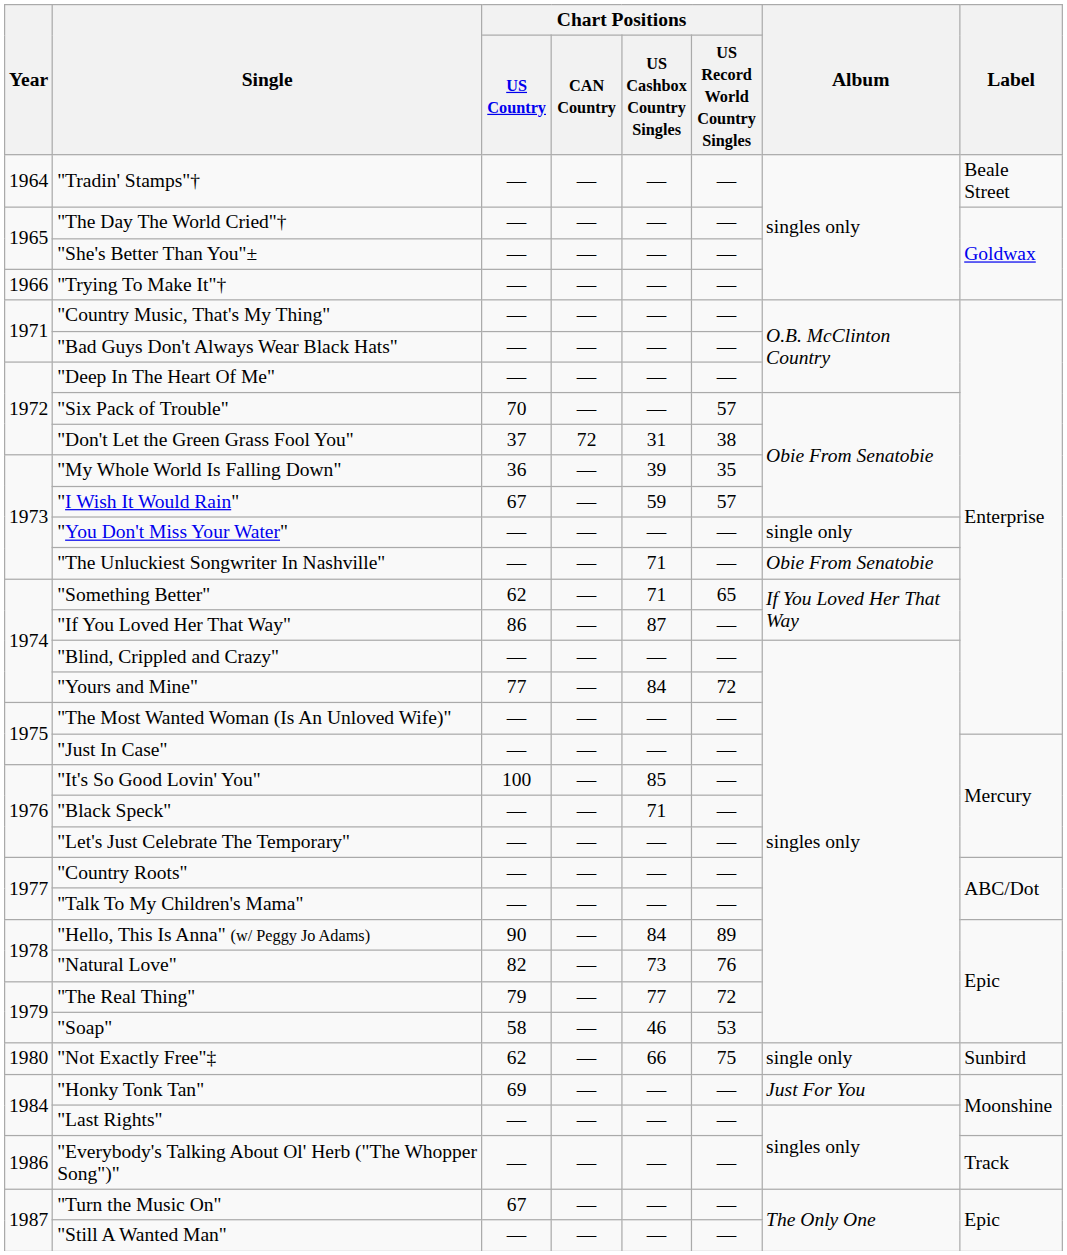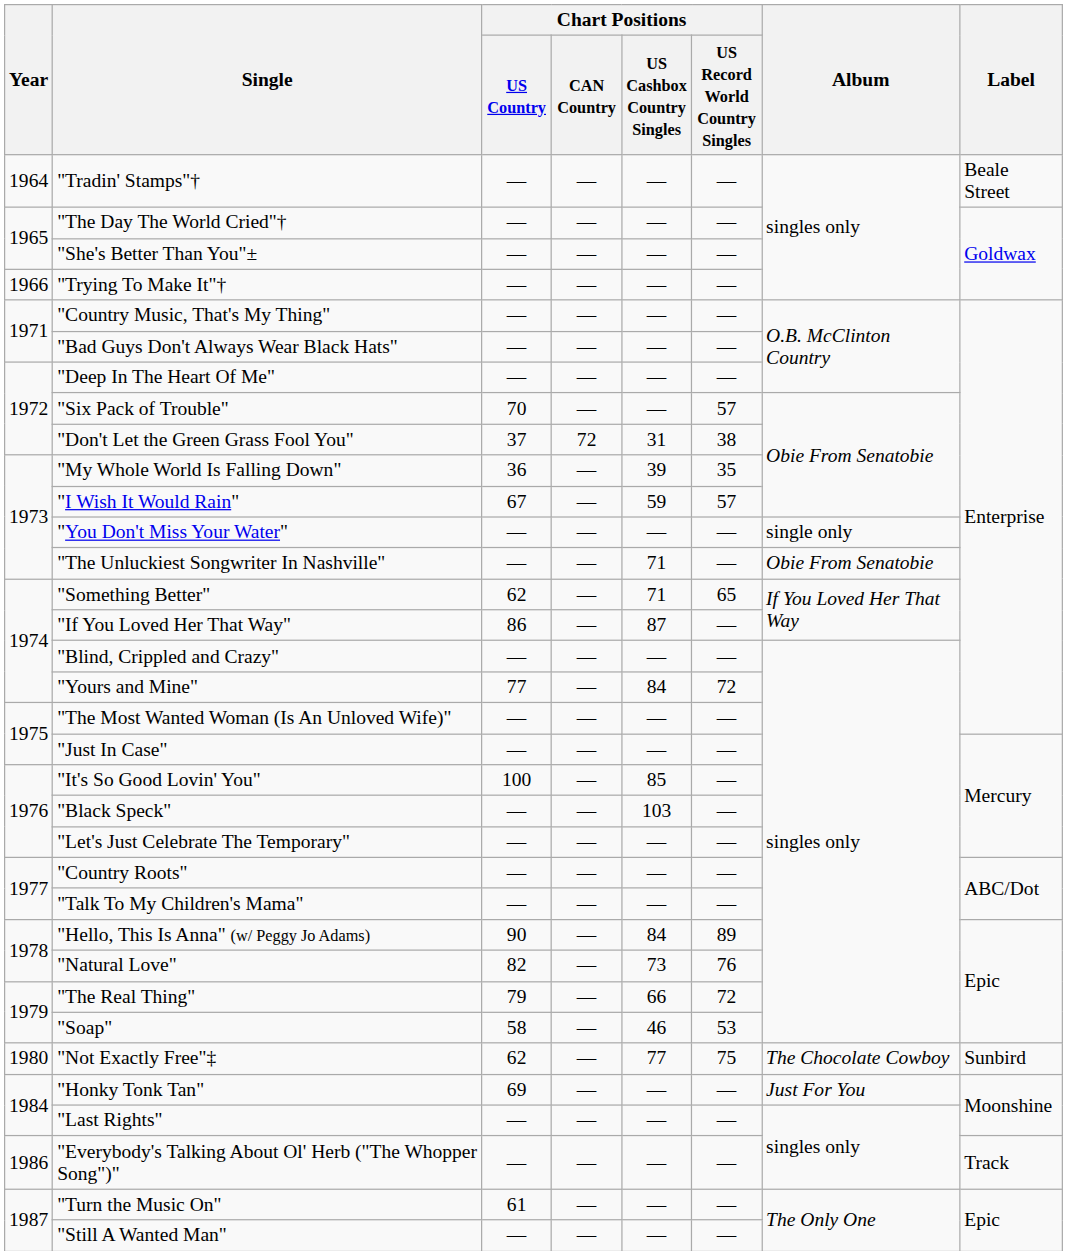(657, 810) 71 -> (657, 810) 103
(657, 996) 77 -> (657, 996) 66
(657, 1058) 66 -> (657, 1058) 77
(809, 1058) single only -> (858, 1058) The Chocolate Cowboy
(517, 1204) 67 -> (517, 1204) 61
